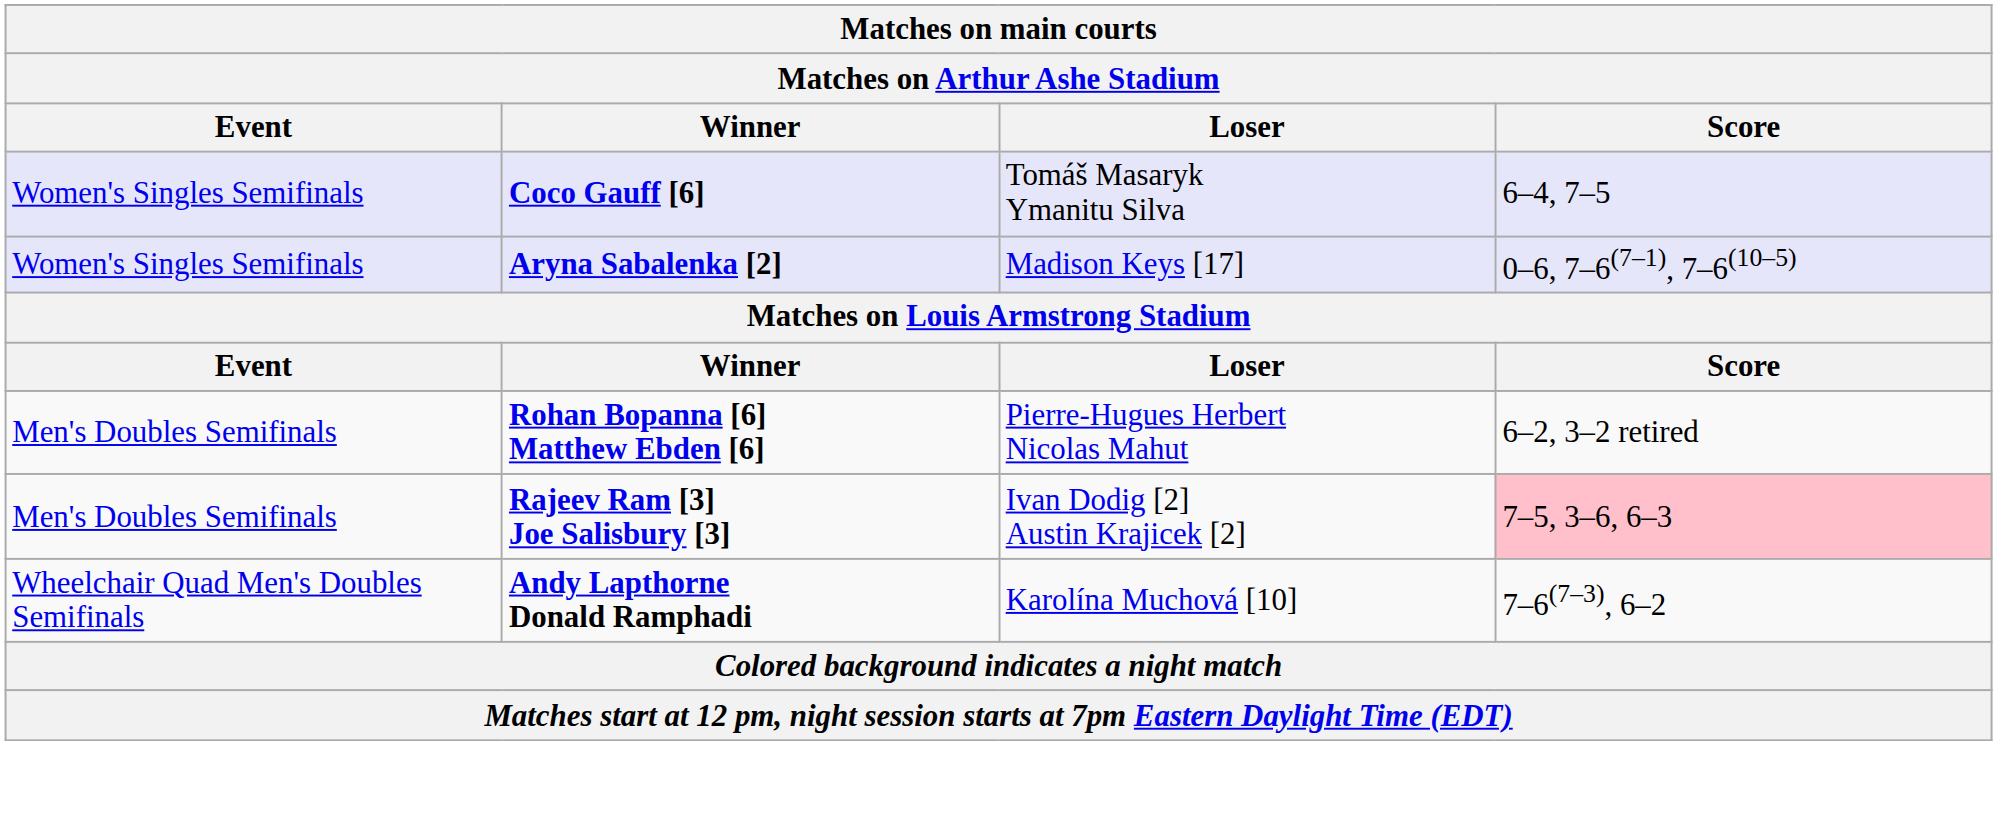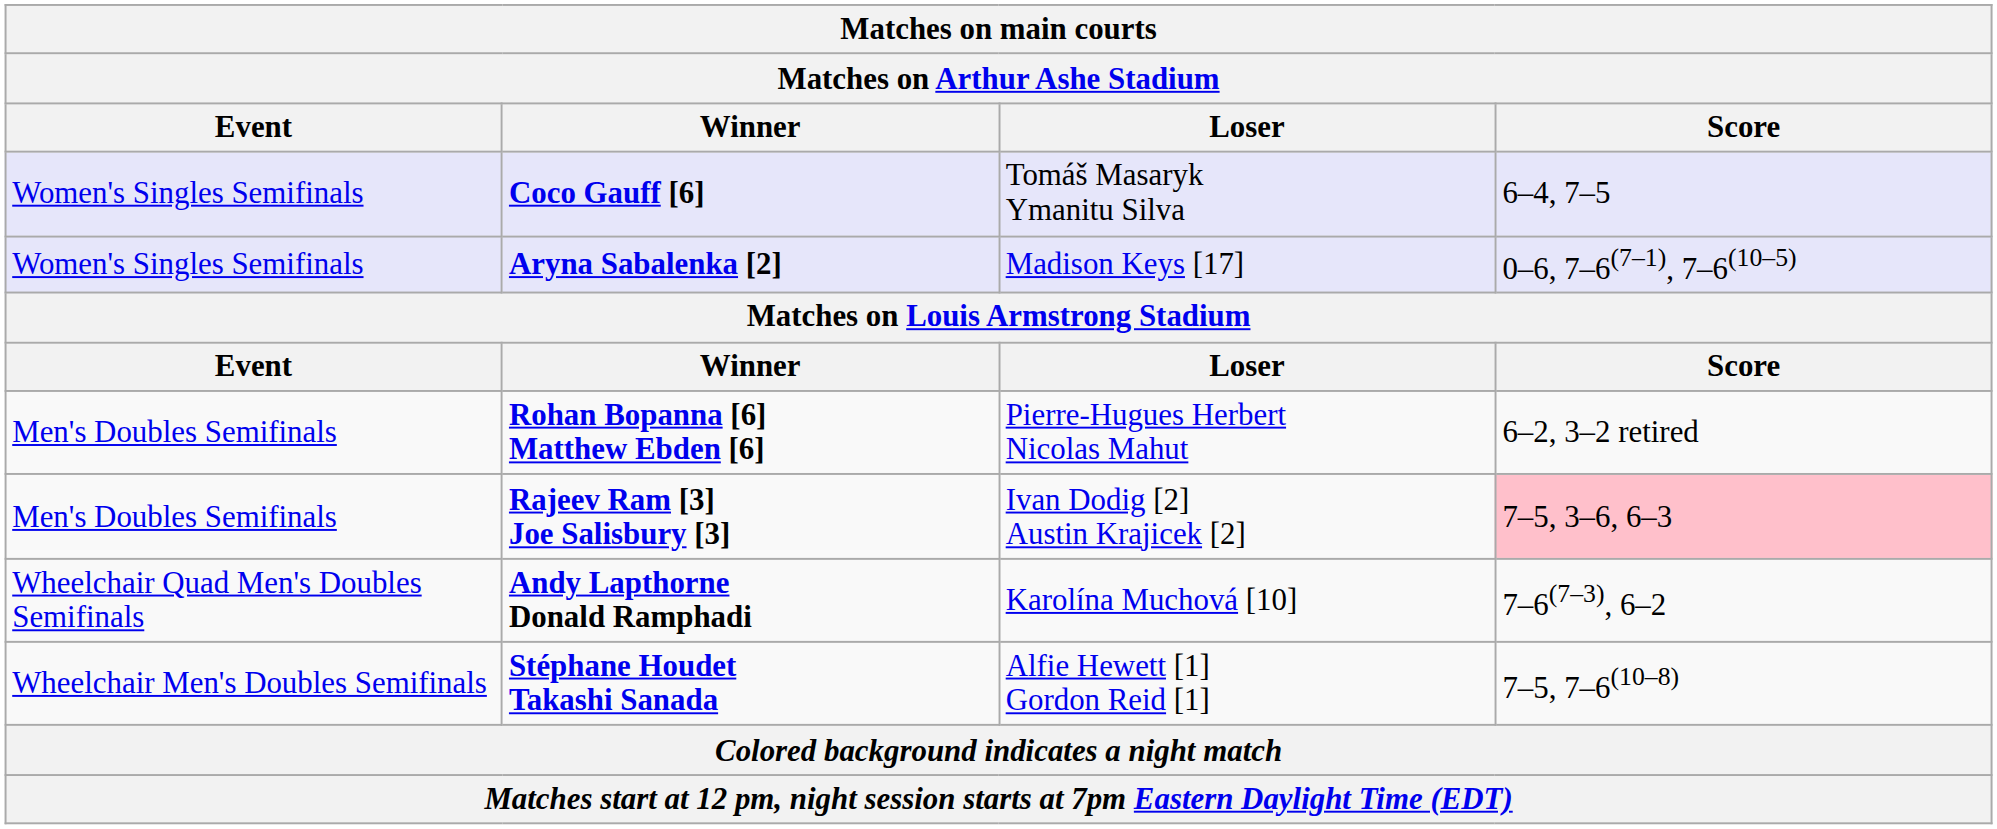+ row: (623, 683)
